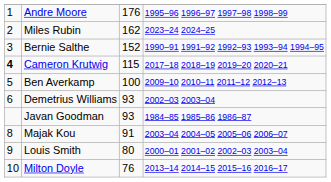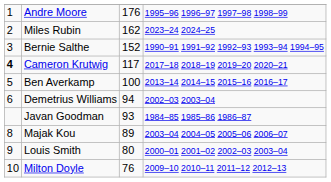(131, 64) 115 -> (131, 64) 117
(216, 82) 2009–10 2010–11 2011–12 2012–13 -> (216, 82) 2013–14 2014–15 2015–16 2016–17
(128, 99) 93 -> (128, 99) 94
(128, 133) 91 -> (128, 133) 89
(216, 168) 2013–14 2014–15 2015–16 2016–17 -> (216, 168) 2009–10 2010–11 2011–12 2012–13
